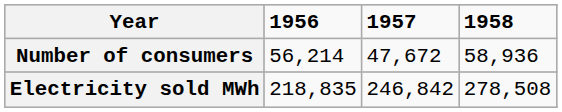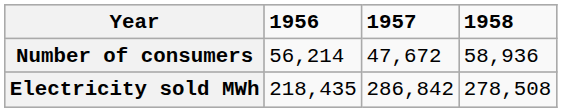(313, 90) 218,835 -> (313, 90) 218,435
(410, 90) 246,842 -> (410, 90) 286,842
